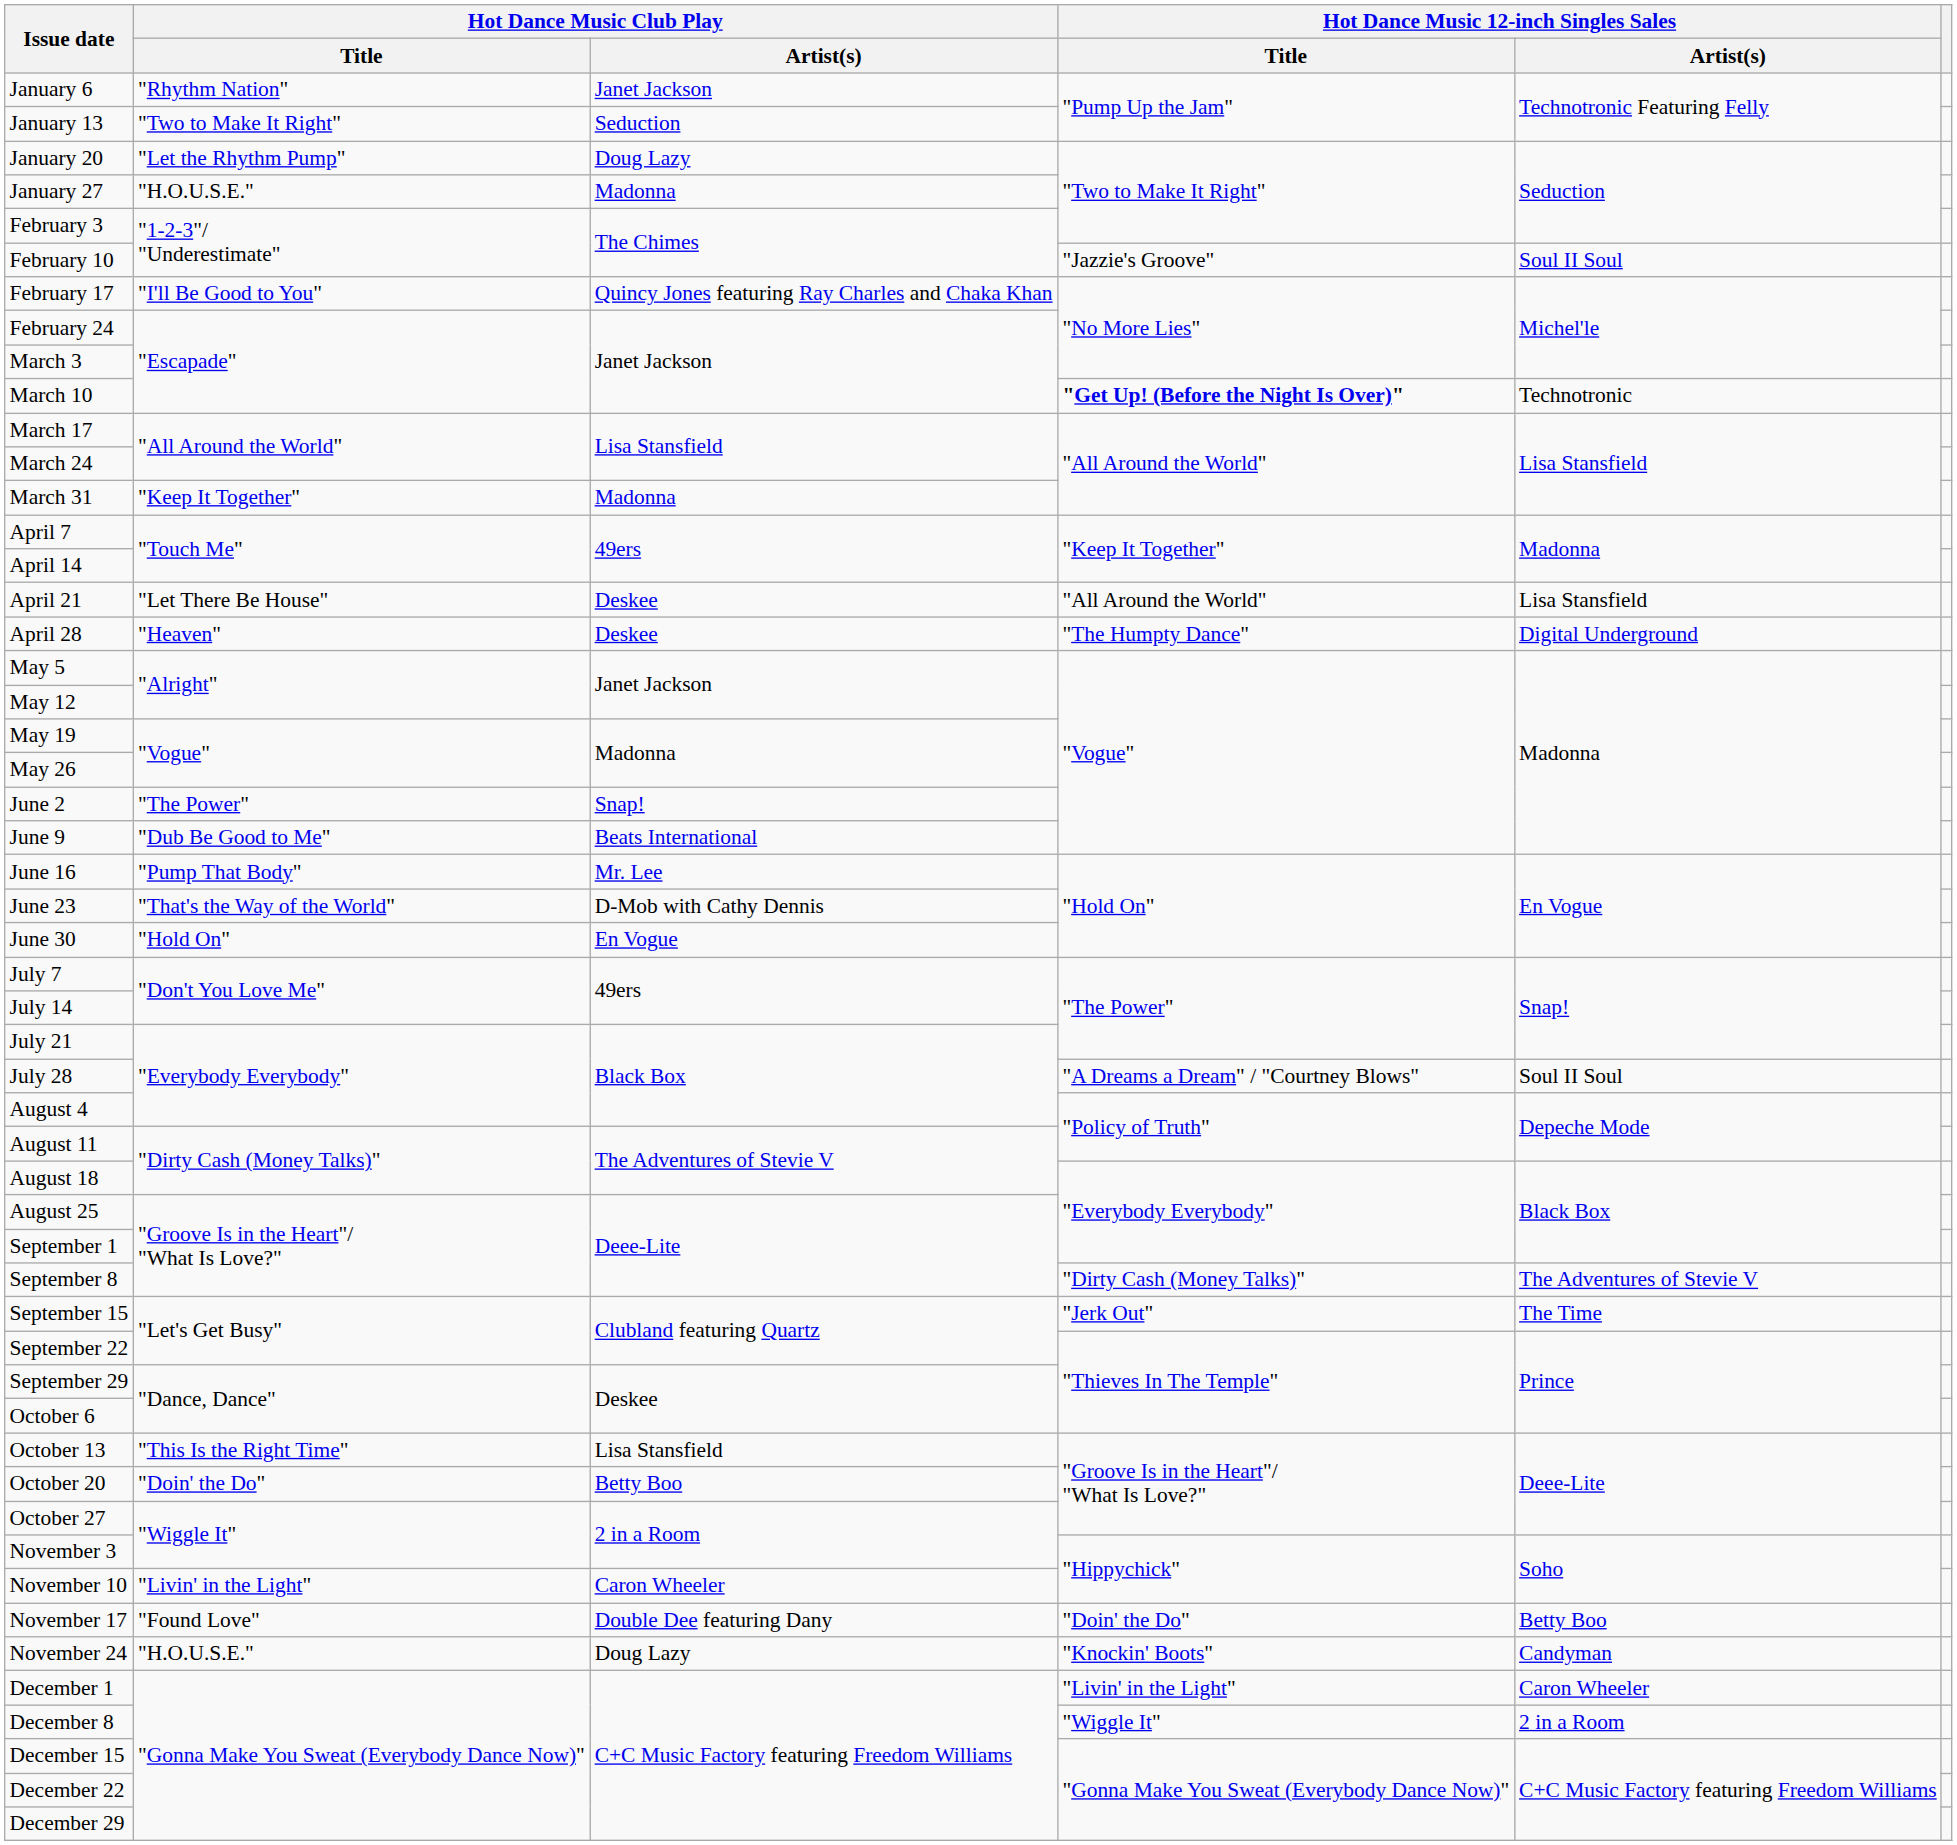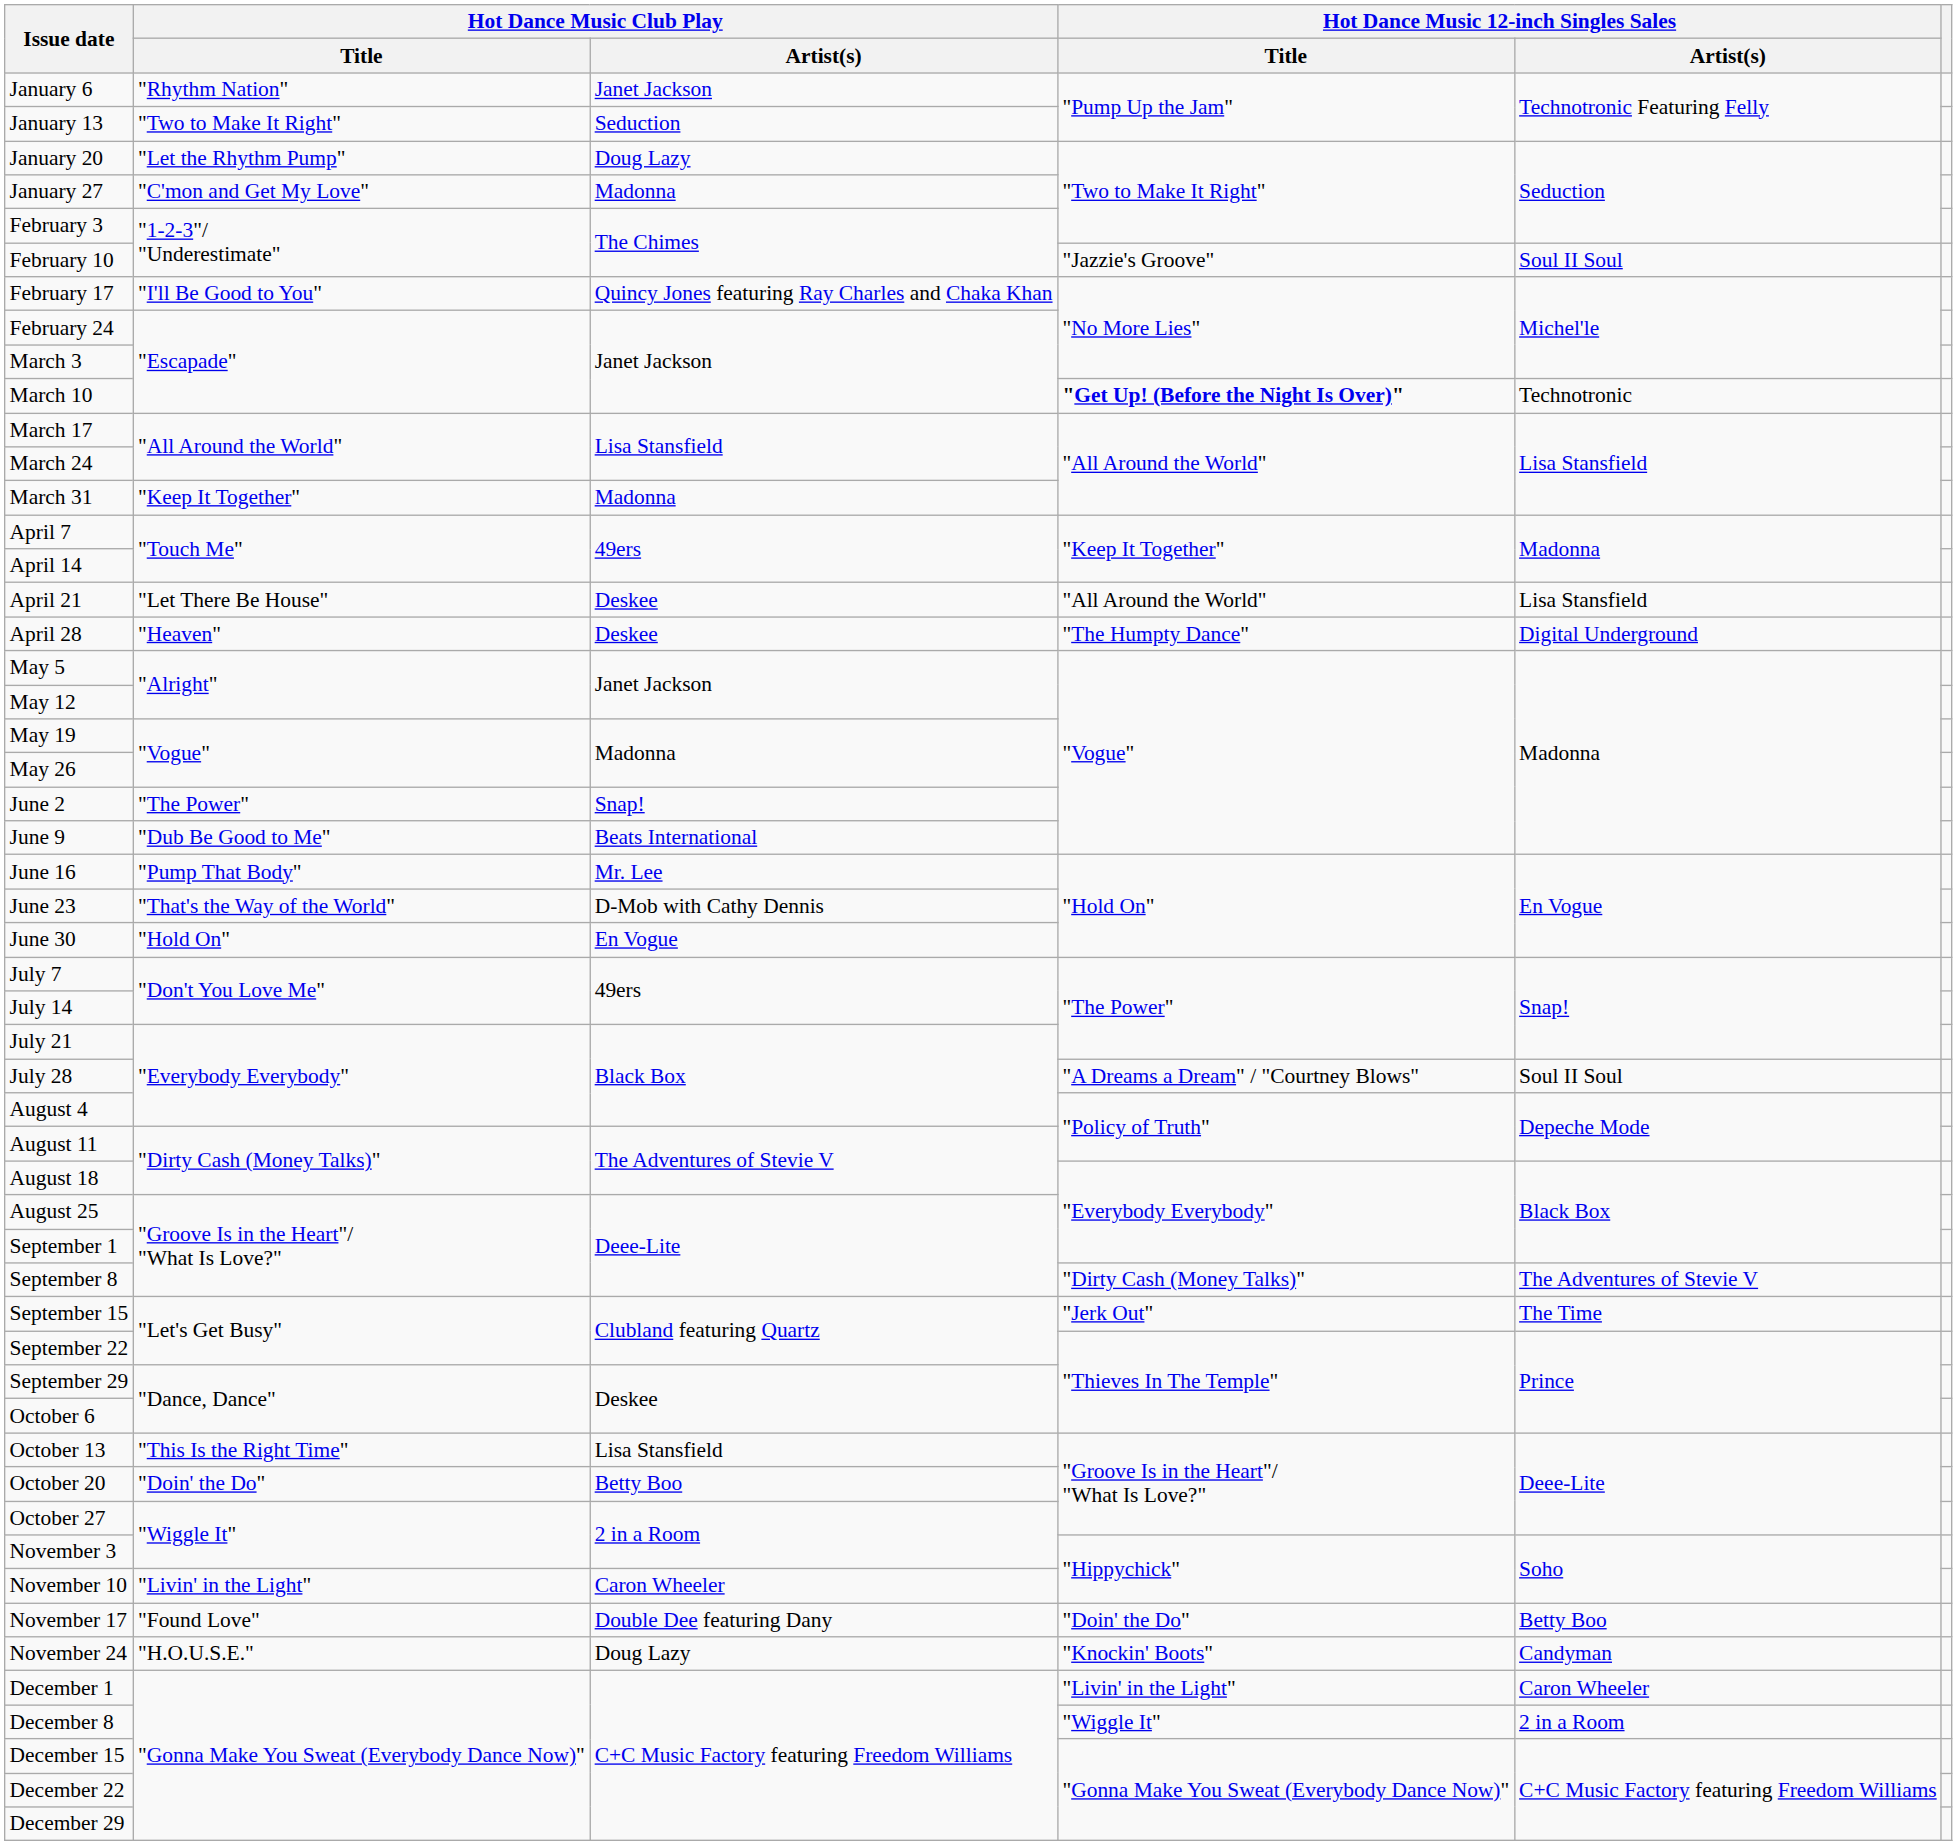(196, 191) "H.O.U.S.E." -> (253, 191) "C'mon and Get My Love"
